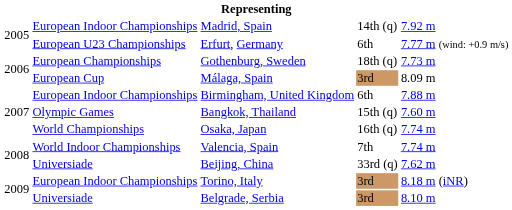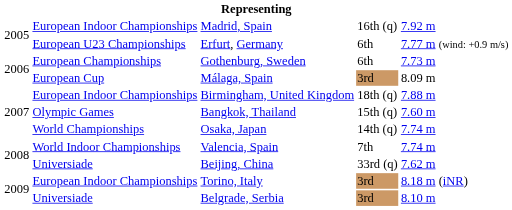(377, 26) 14th (q) -> (377, 26) 16th (q)
(377, 60) 18th (q) -> (365, 60) 6th
(365, 95) 6th -> (377, 95) 18th (q)
(377, 129) 16th (q) -> (377, 129) 14th (q)
